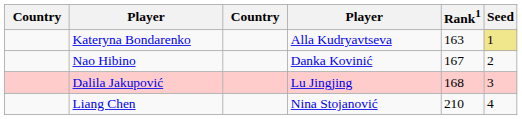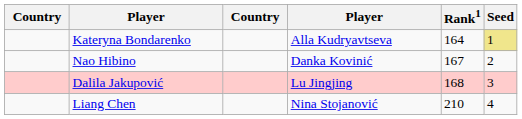(454, 40) 163 -> (454, 40) 164
